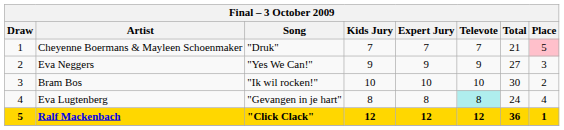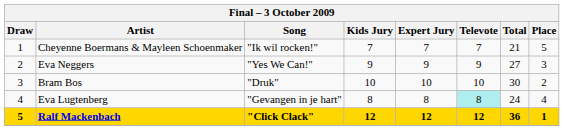(263, 47) "Druk" -> (283, 47) "Ik wil rocken!"
(544, 47) pink background -> (544, 47) no background
(283, 82) "Ik wil rocken!" -> (263, 82) "Druk"
